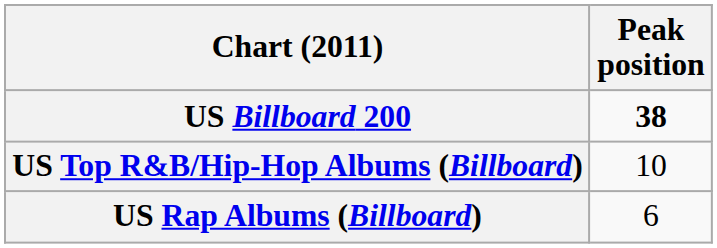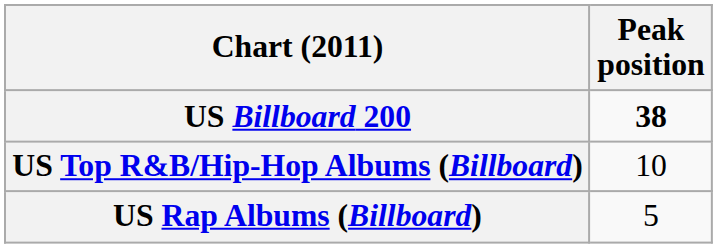(651, 215) 6 -> (651, 215) 5
